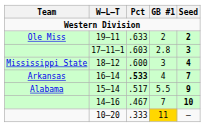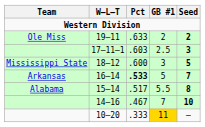(163, 50) 2.8 -> (163, 50) 2.5
(188, 63) 4 -> (188, 63) 5
(163, 76) 4 -> (163, 76) 5
(188, 89) 9 -> (188, 89) 8
